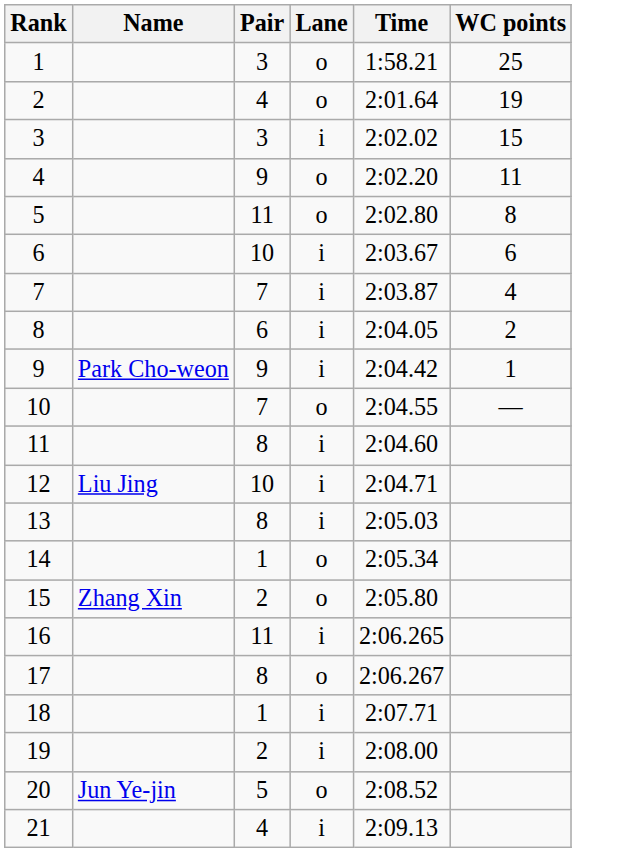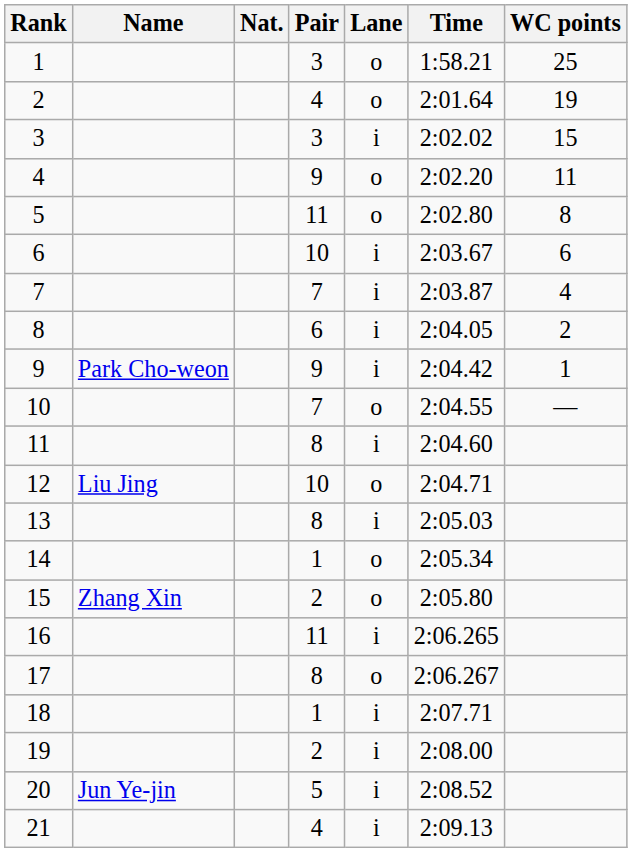+ column: (262, 23)
(322, 483) i -> (376, 483) o
(322, 789) o -> (376, 789) i
